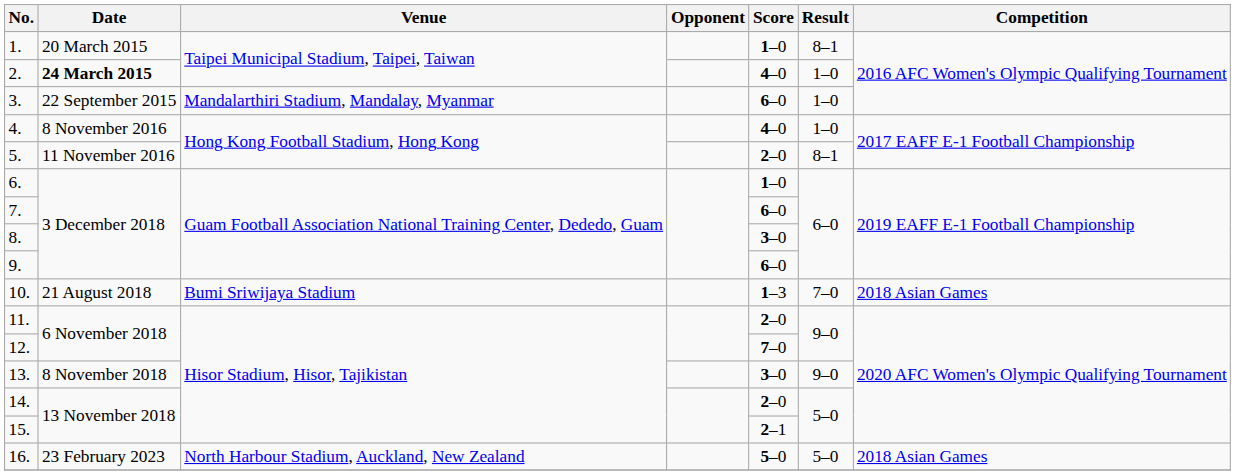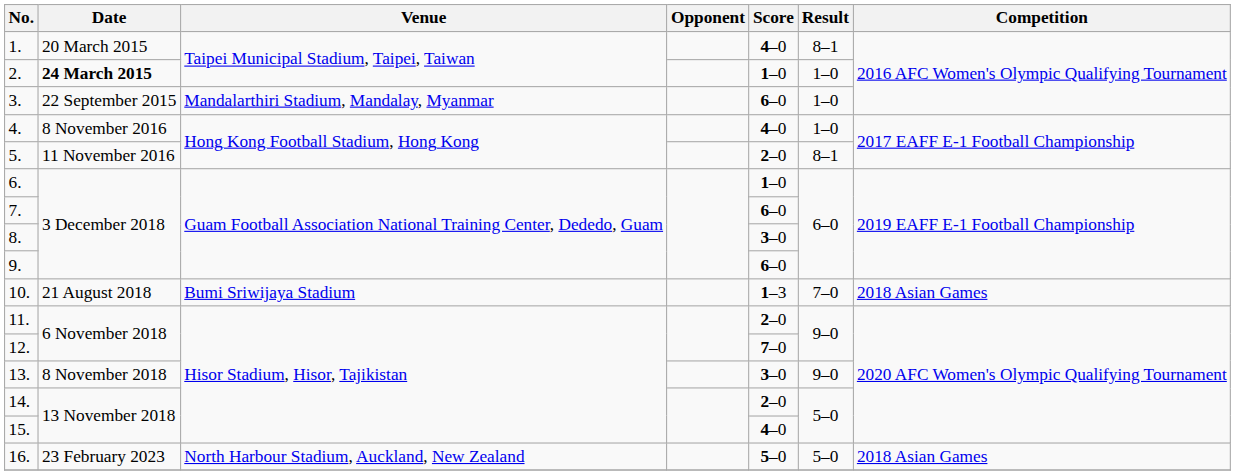(773, 45) 1–0 -> (773, 45) 4–0
(773, 73) 4–0 -> (773, 73) 1–0
(773, 429) 2–1 -> (773, 429) 4–0
